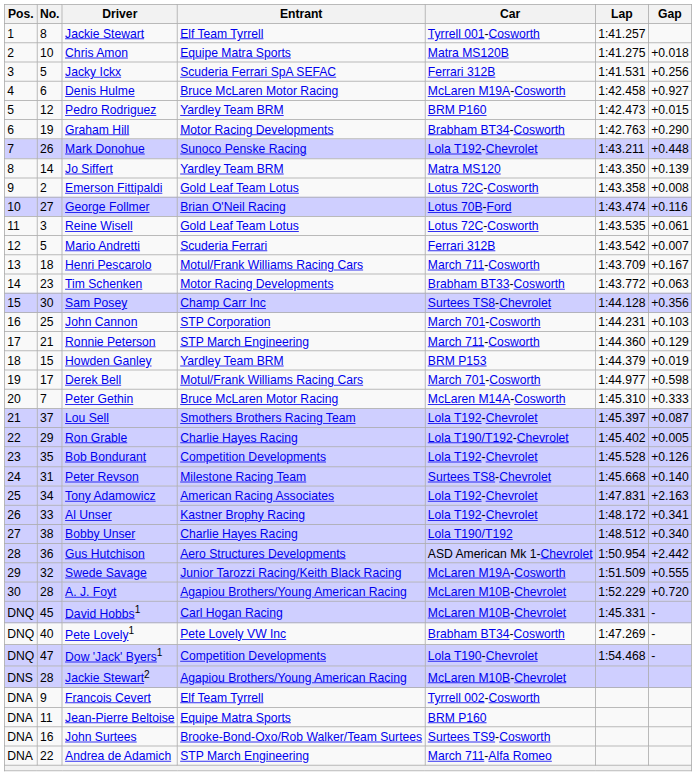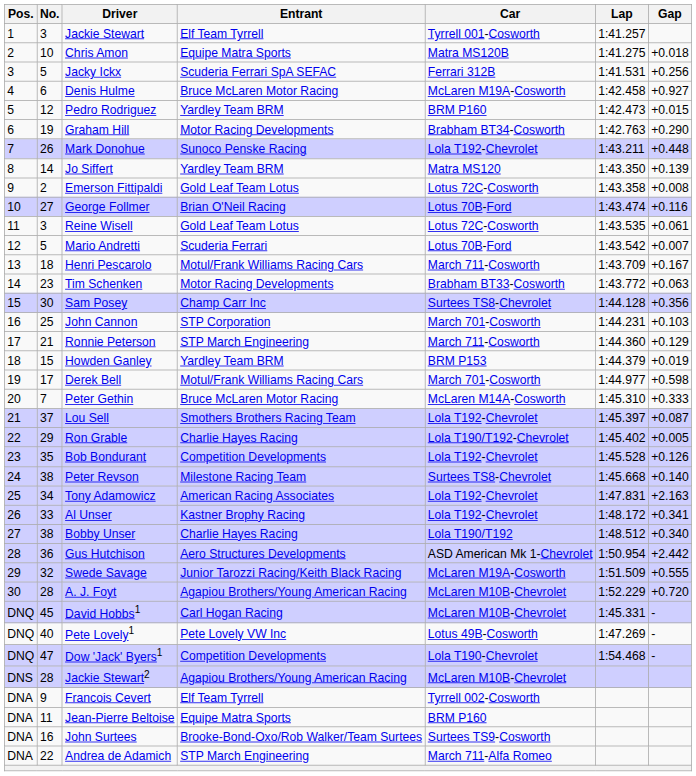(43, 33) 8 -> (43, 33) 3
(462, 245) Ferrari 312B -> (470, 245) Lotus 70B-Ford
(47, 476) 31 -> (47, 476) 38
(496, 634) Brabham BT34-Cosworth -> (483, 634) Lotus 49B-Cosworth
